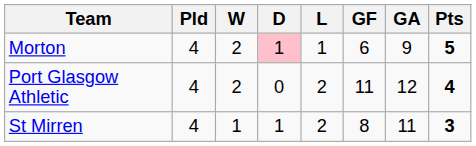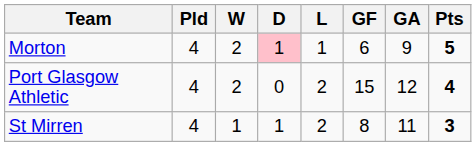(364, 87) 11 -> (364, 87) 15
